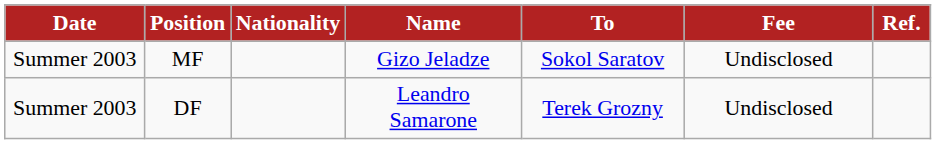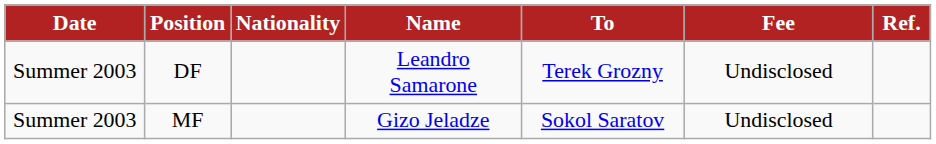rows swapped: (188, 108) <-> (188, 59)
